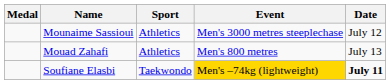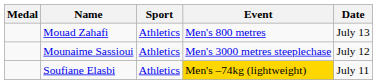rows swapped: (88, 32) <-> (76, 51)
(165, 70) Taekwondo -> (159, 70) Athletics
(366, 70) bold -> (353, 70) normal
